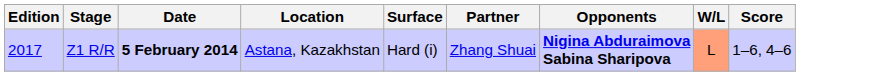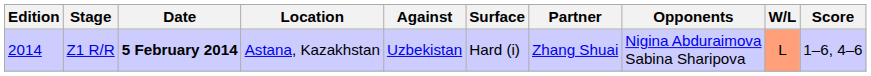+ column: (425, 16)
(25, 49) 2017 -> (25, 49) 2014
(617, 49) bold -> (693, 49) normal
